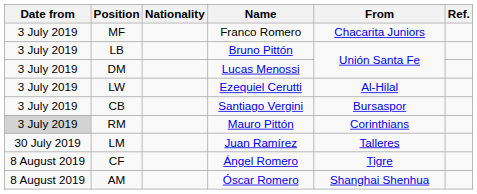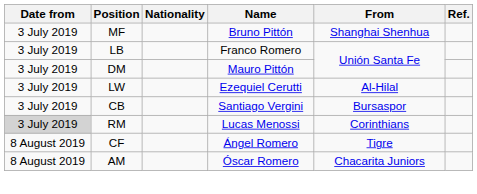(261, 32) Franco Romero -> (261, 32) Bruno Pittón
(380, 32) Chacarita Juniors -> (380, 32) Shanghai Shenhua
(261, 51) Bruno Pittón -> (261, 51) Franco Romero
(261, 69) Lucas Menossi -> (261, 69) Mauro Pittón
(261, 125) Mauro Pittón -> (261, 125) Lucas Menossi
- row: (117, 143)
(380, 180) Shanghai Shenhua -> (380, 161) Chacarita Juniors
